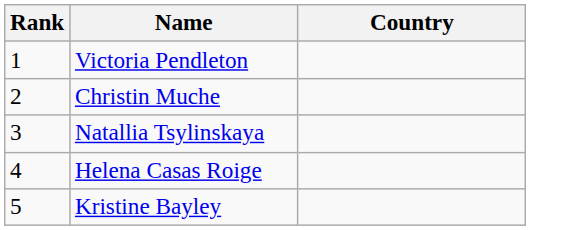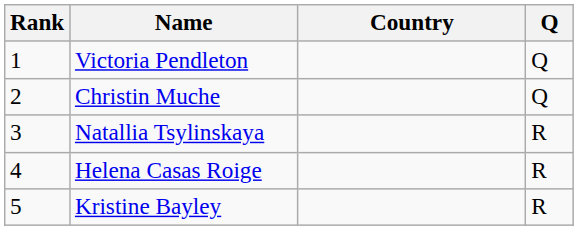+ column: (549, 22)
